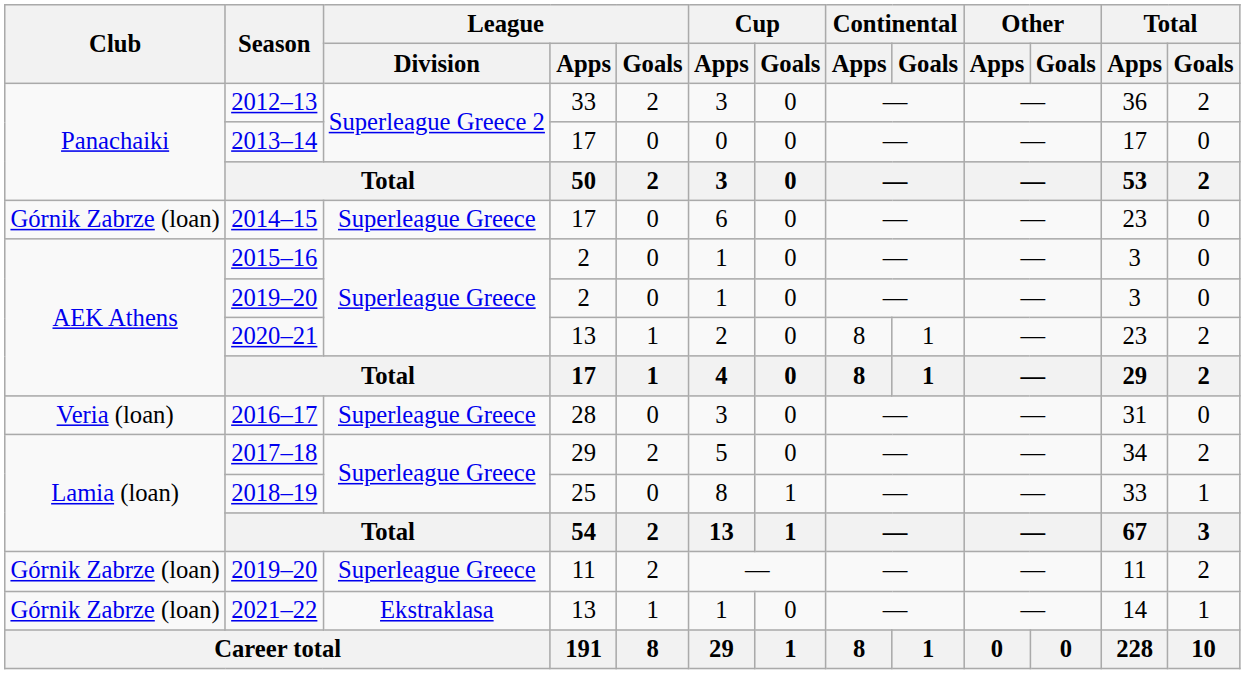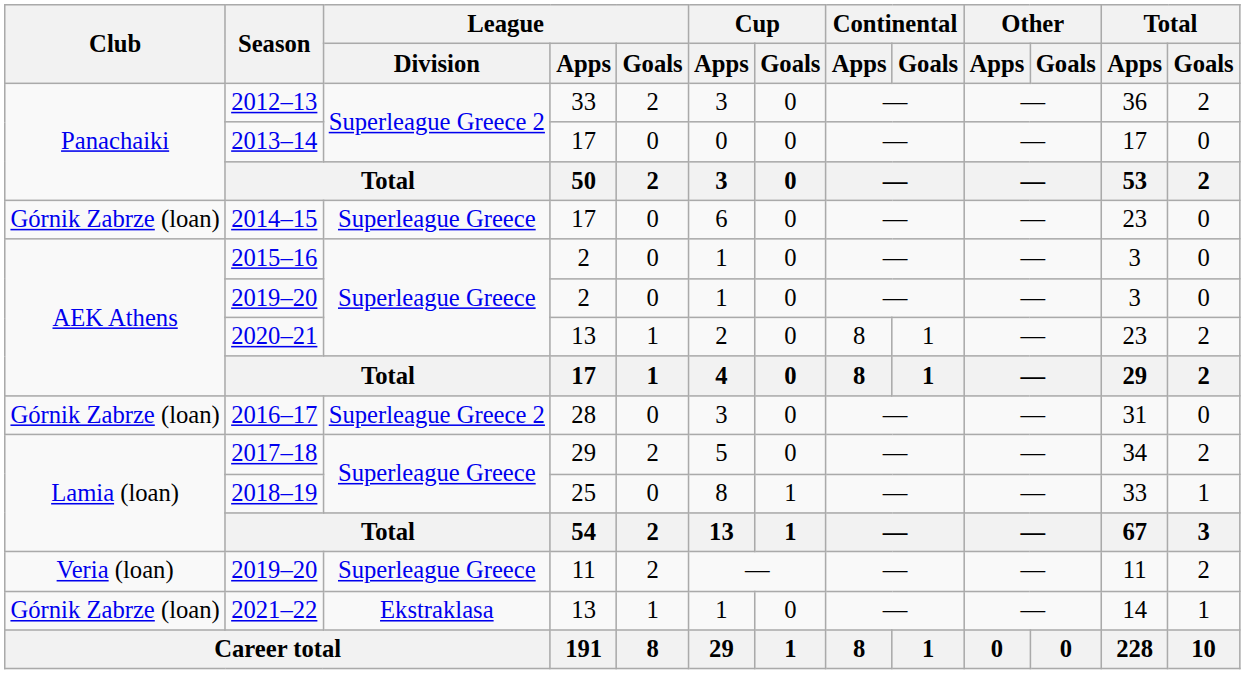(115, 414) Veria (loan) -> (115, 414) Górnik Zabrze (loan)
(437, 414) Superleague Greece -> (437, 414) Superleague Greece 2
(115, 571) Górnik Zabrze (loan) -> (115, 571) Veria (loan)
